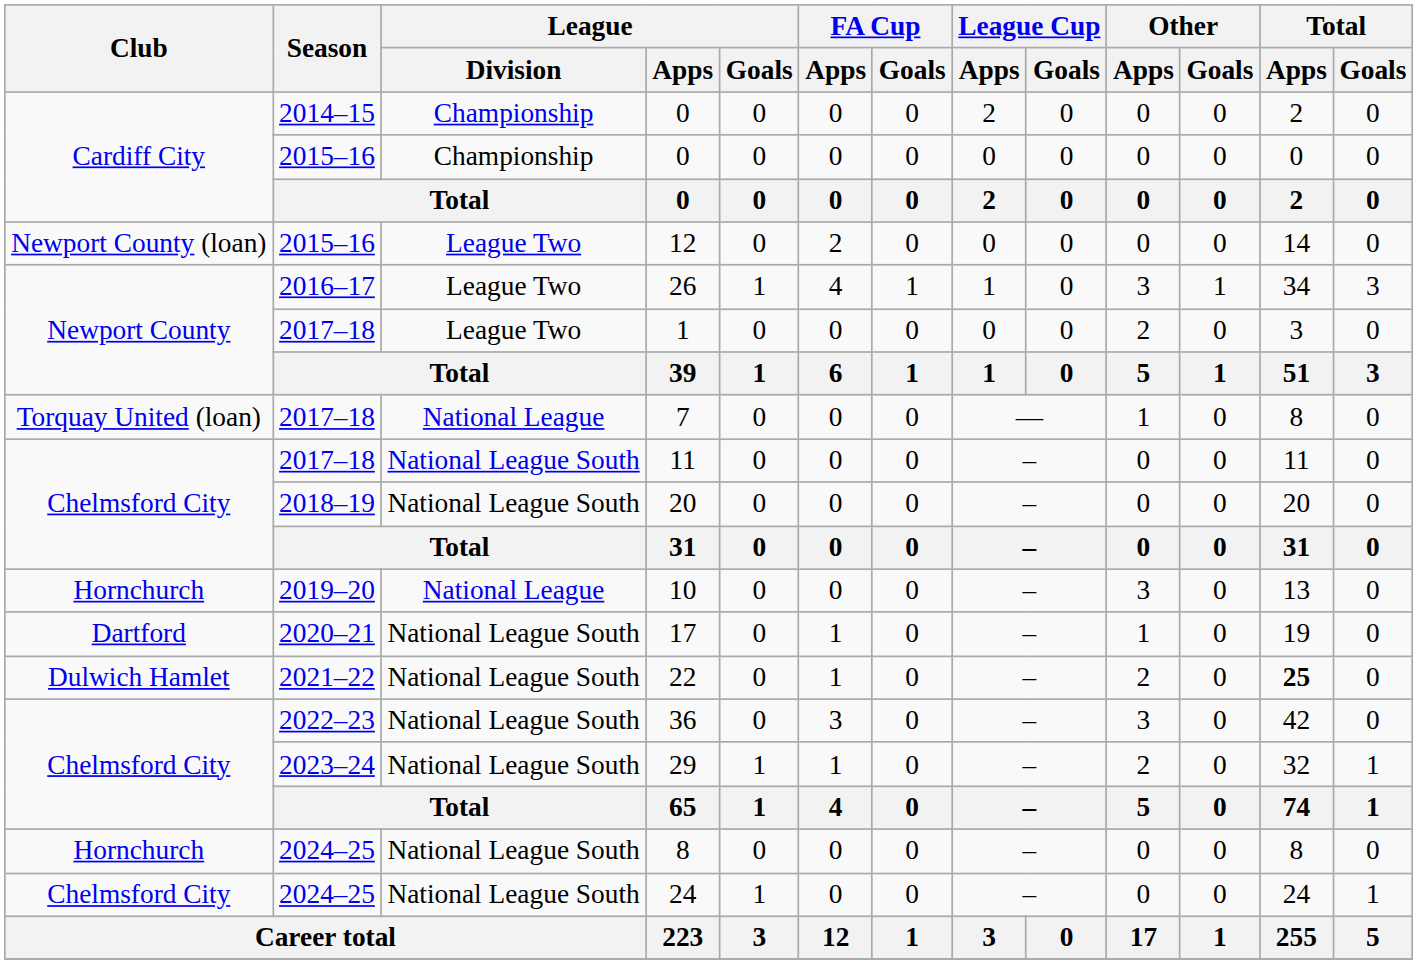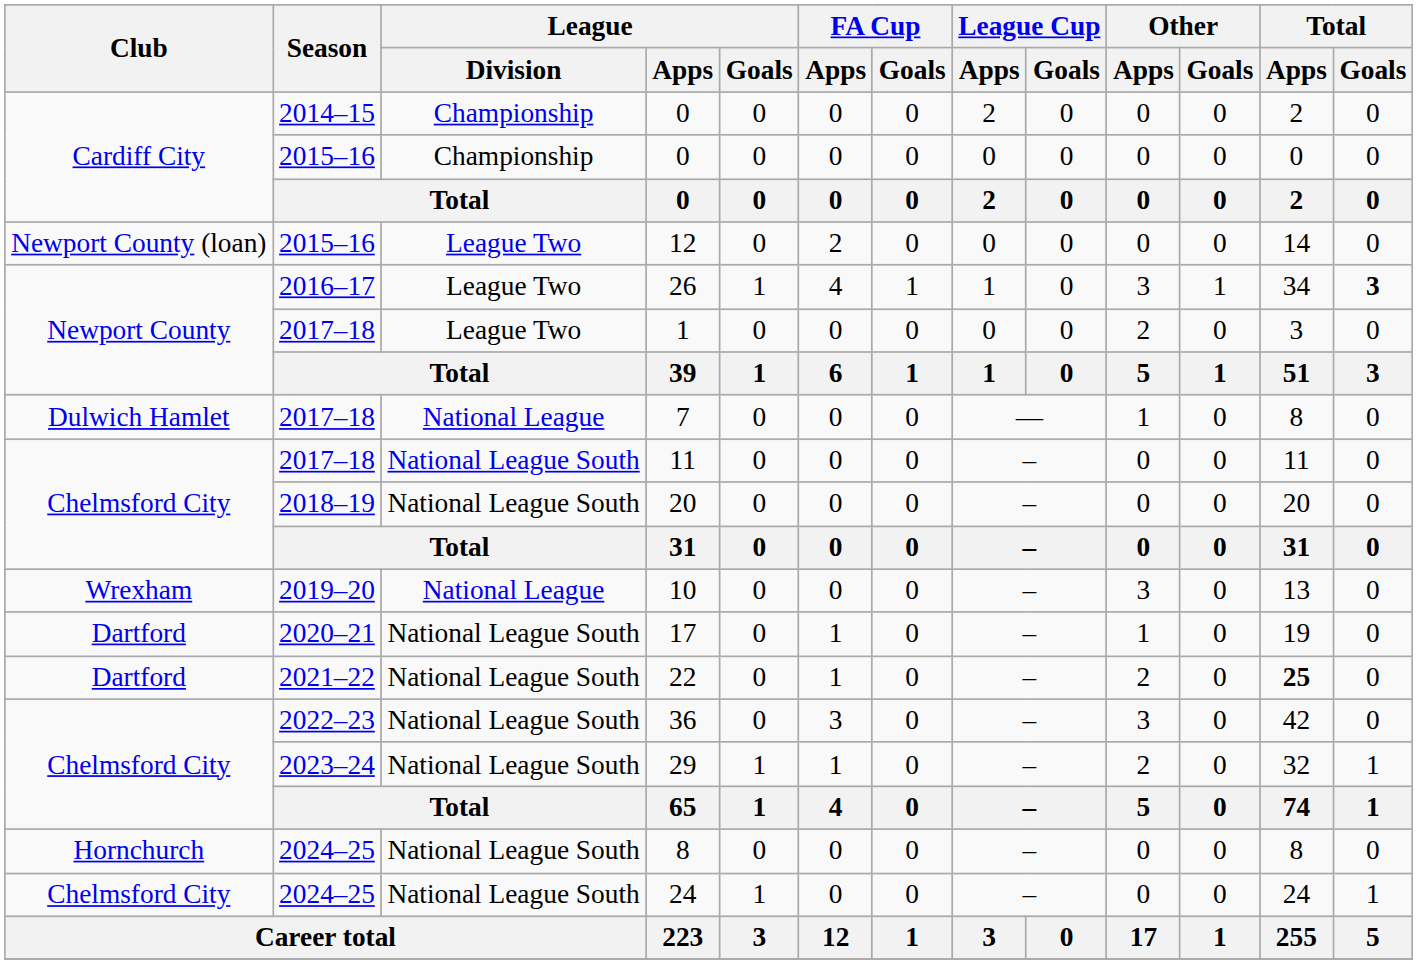(1373, 286) normal -> (1373, 286) bold
(139, 416) Torquay United (loan) -> (139, 416) Dulwich Hamlet
(139, 590) Hornchurch -> (139, 590) Wrexham
(139, 677) Dulwich Hamlet -> (139, 677) Dartford
